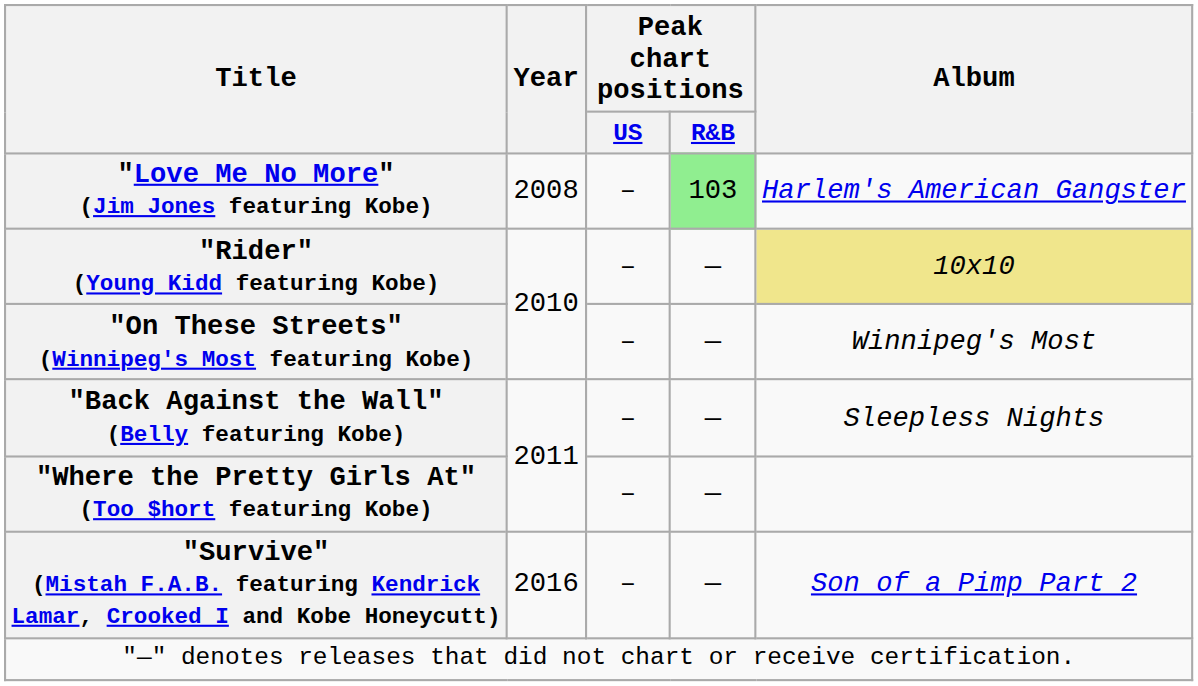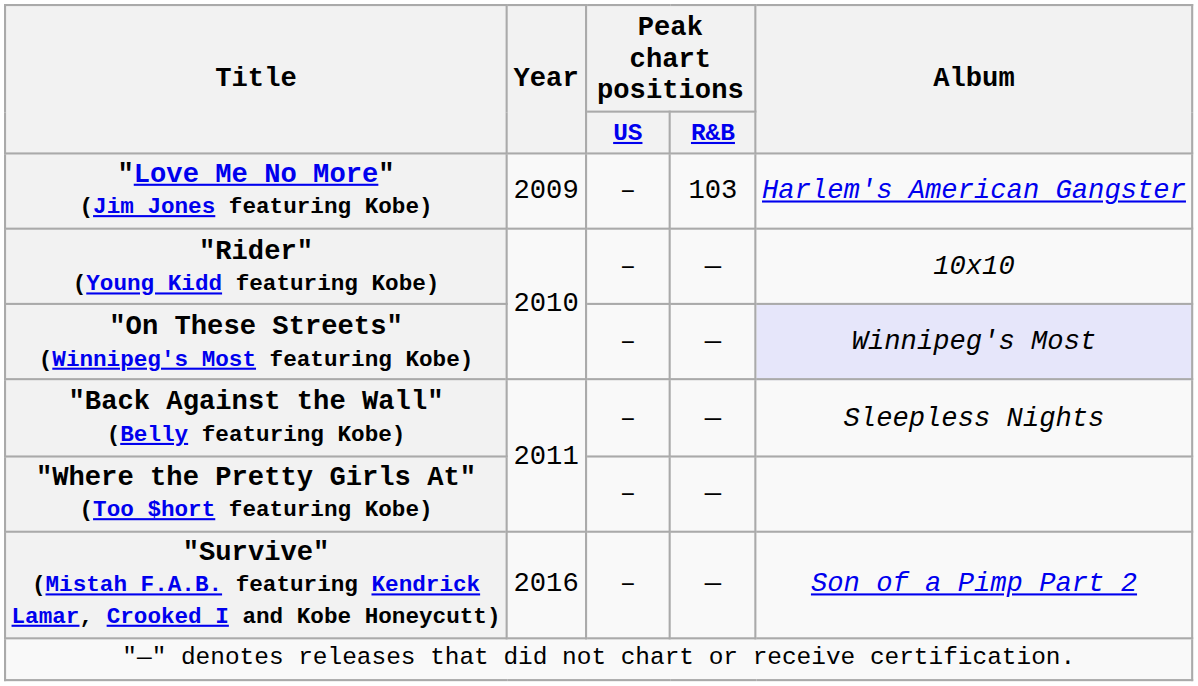(546, 191) 2008 -> (546, 191) 2009
(713, 191) lightgreen background -> (713, 191) no background
(974, 267) khaki background -> (974, 267) no background
(974, 342) no background -> (974, 342) lavender background
